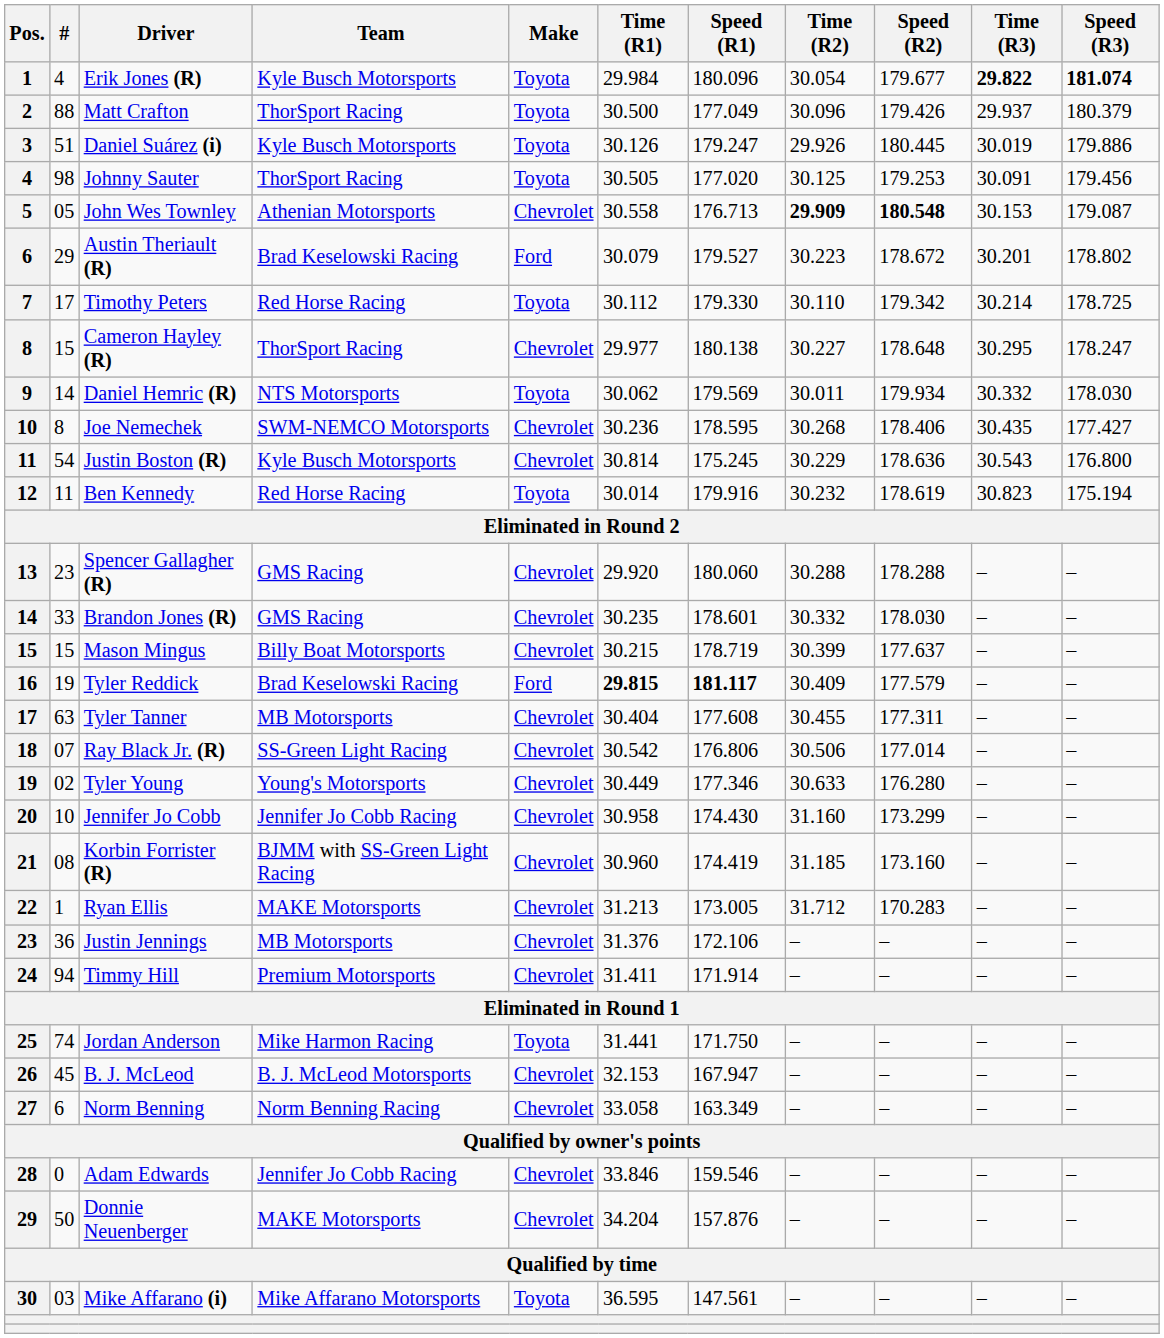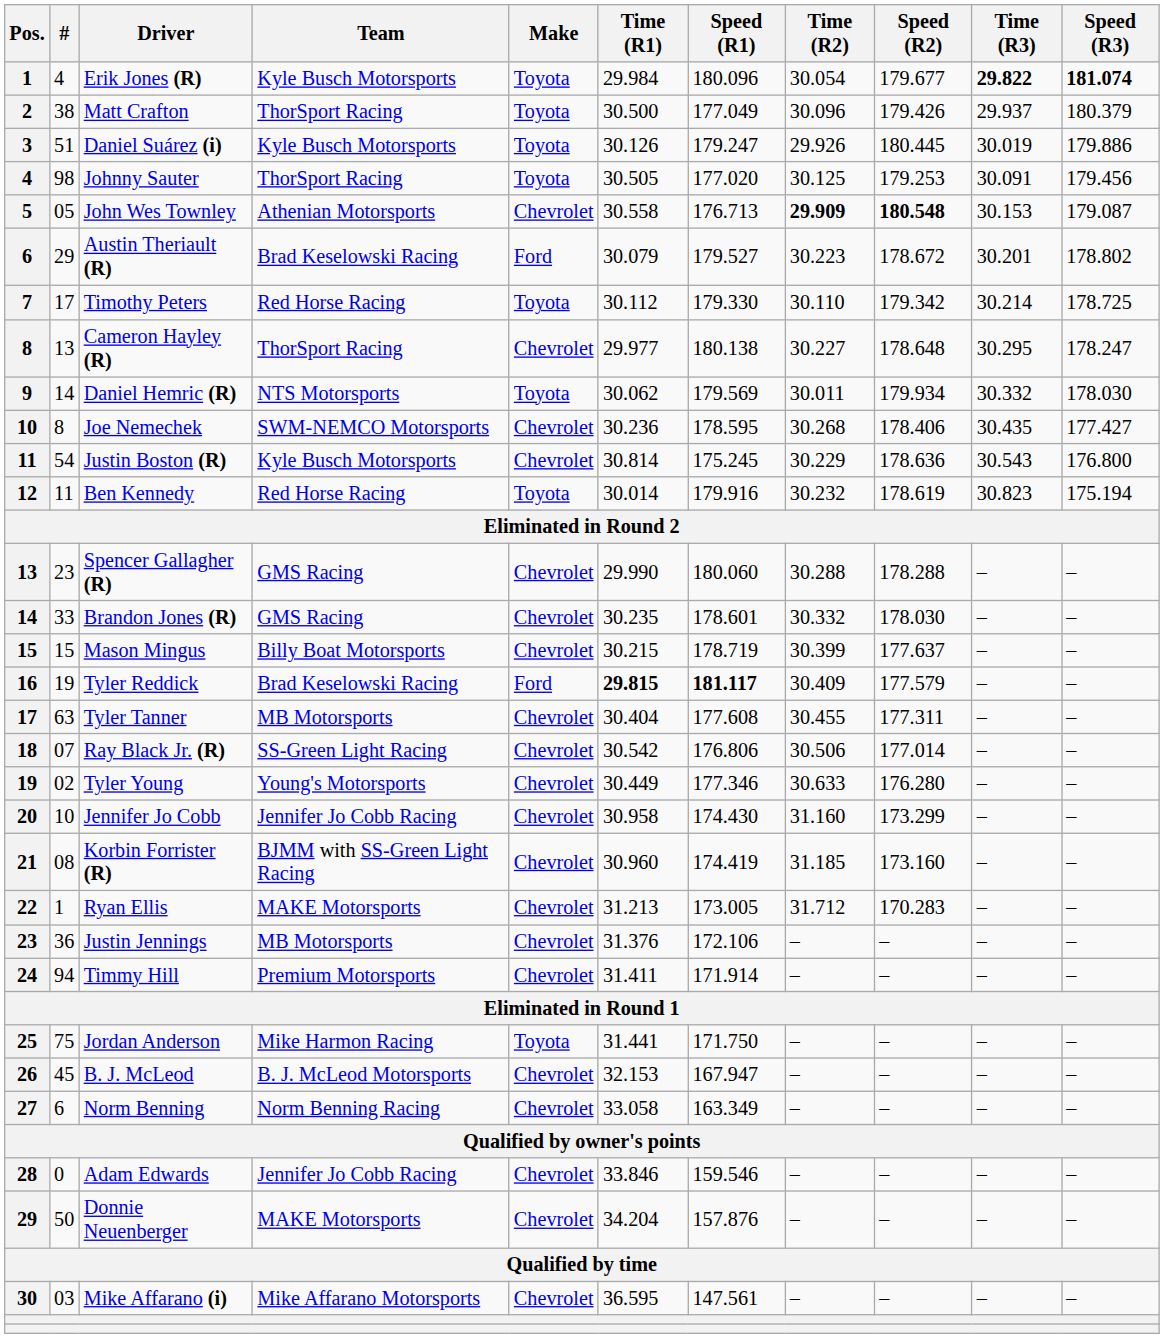(64, 111) 88 -> (64, 111) 38
(64, 347) 15 -> (64, 347) 13
(631, 571) 29.920 -> (631, 571) 29.990
(64, 1041) 74 -> (64, 1041) 75
(542, 1298) Toyota -> (554, 1298) Chevrolet
